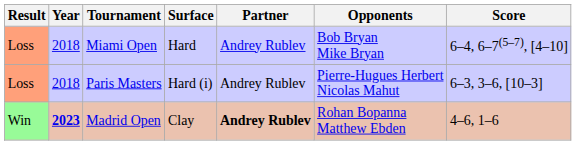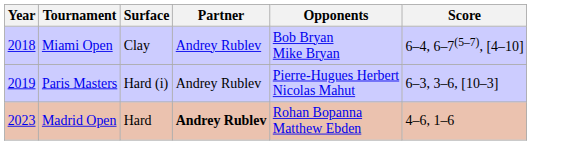- column: (27, 15)
(182, 45) Hard -> (137, 45) Clay
(66, 83) 2018 -> (22, 83) 2019
(66, 120) bold -> (22, 120) normal
(181, 120) Clay -> (138, 120) Hard
